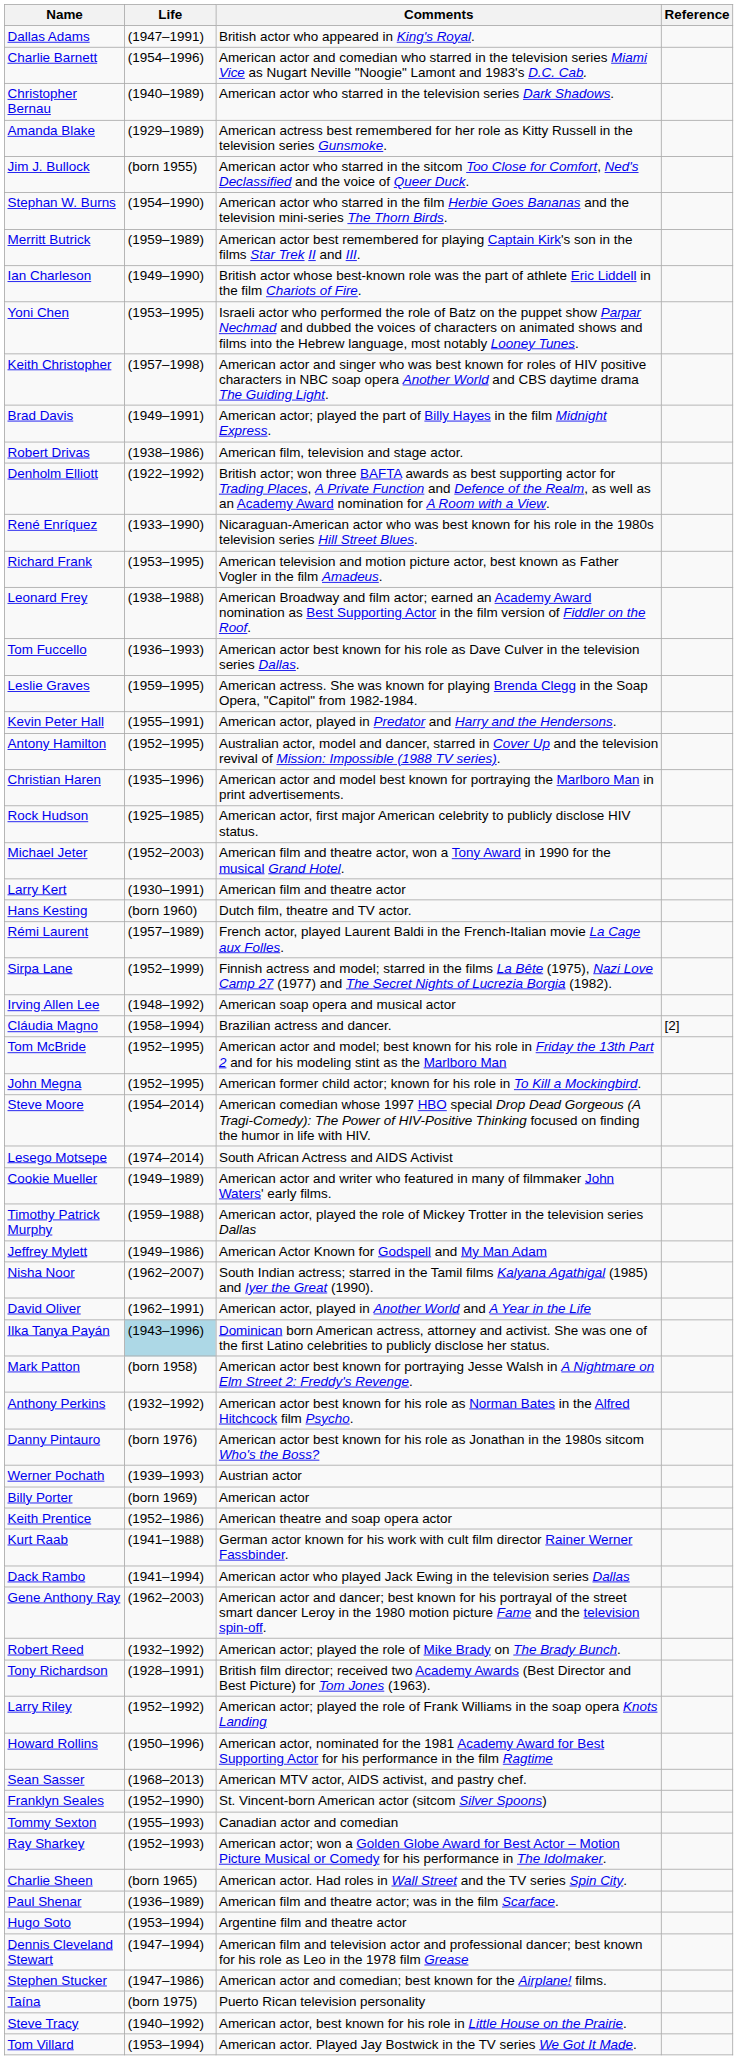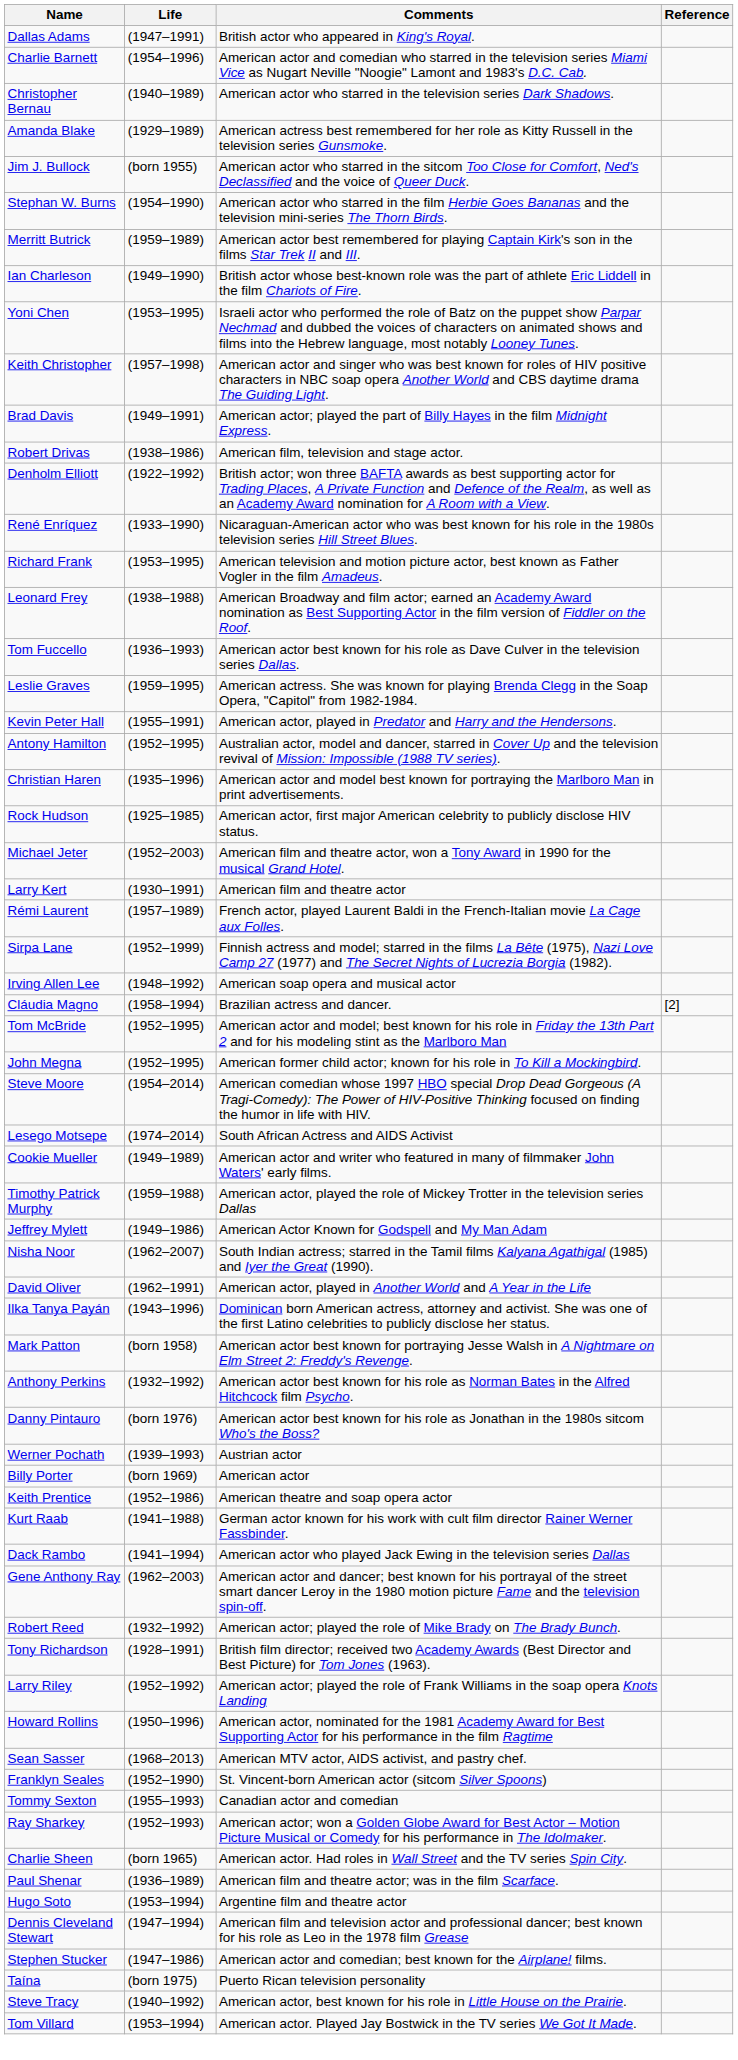- row: (47, 910)
(166, 1330) lightblue background -> (166, 1308) no background
